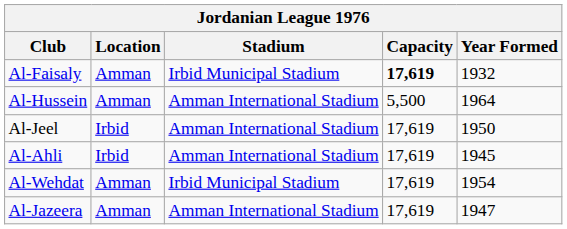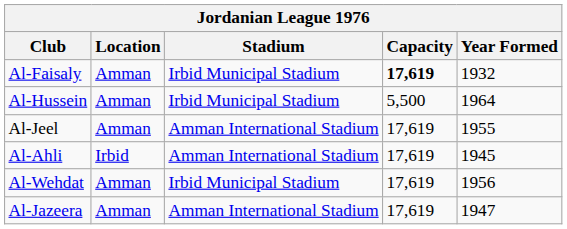(274, 100) Amman International Stadium -> (254, 100) Irbid Municipal Stadium
(112, 127) Irbid -> (123, 127) Amman
(478, 127) 1950 -> (478, 127) 1955
(478, 182) 1954 -> (478, 182) 1956
